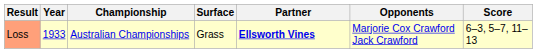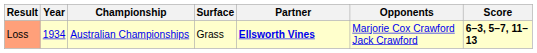(54, 34) 1933 -> (54, 34) 1934
(497, 34) normal -> (497, 34) bold
